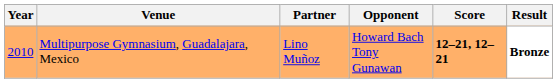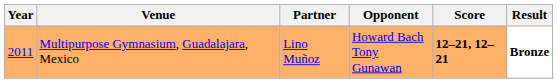(20, 52) 2010 -> (20, 52) 2011
